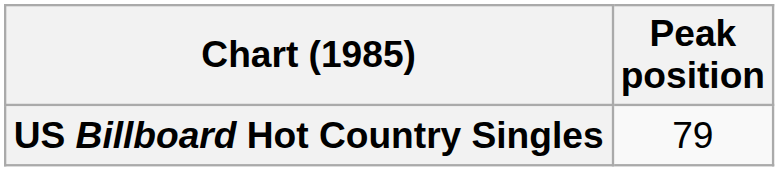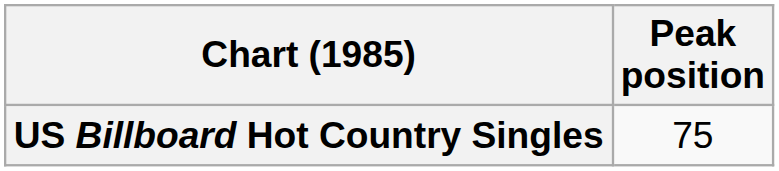(693, 134) 79 -> (693, 134) 75
